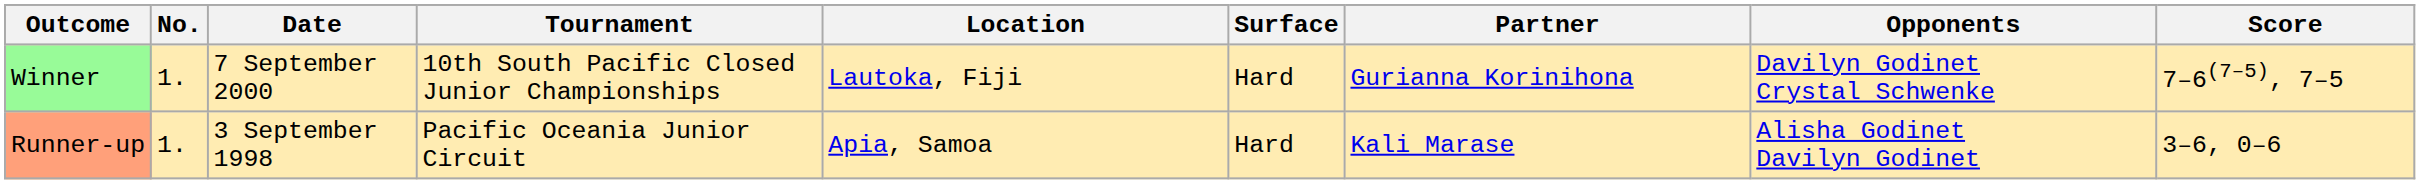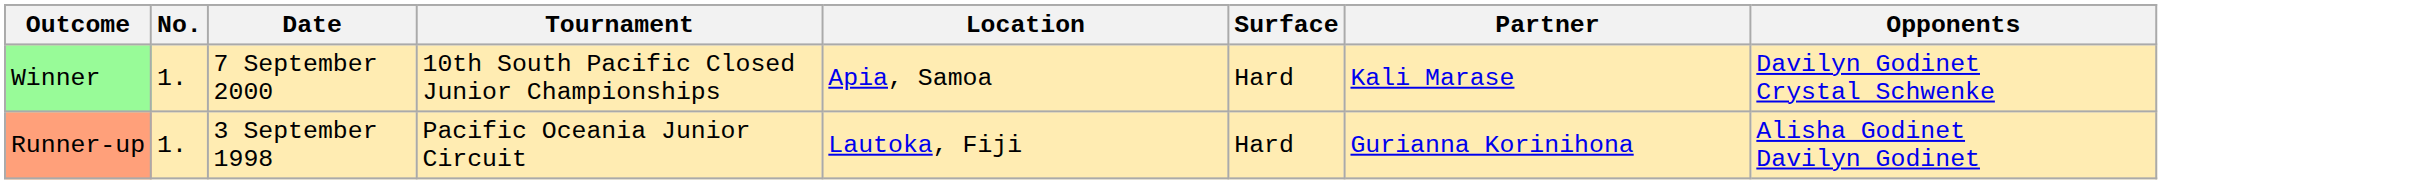- column: (2285, 24)
(925, 78) Lautoka, Fiji -> (910, 78) Apia, Samoa
(1492, 78) Gurianna Korinihona -> (1432, 78) Kali Marase
(910, 145) Apia, Samoa -> (925, 145) Lautoka, Fiji
(1432, 145) Kali Marase -> (1492, 145) Gurianna Korinihona
